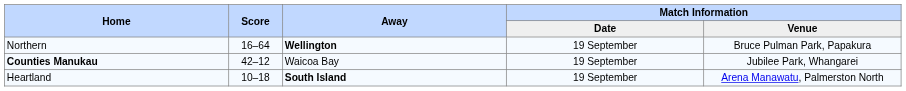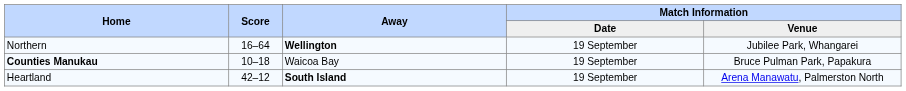(802, 45) Bruce Pulman Park, Papakura -> (802, 45) Jubilee Park, Whangarei
(255, 62) 42–12 -> (255, 62) 10–18
(802, 62) Jubilee Park, Whangarei -> (802, 62) Bruce Pulman Park, Papakura
(255, 78) 10–18 -> (255, 78) 42–12
